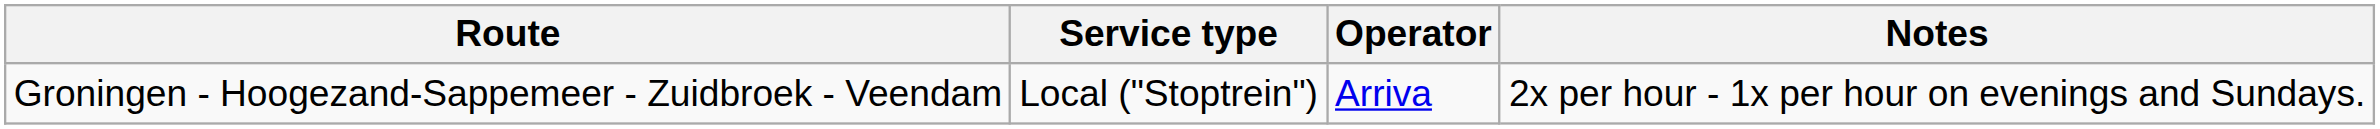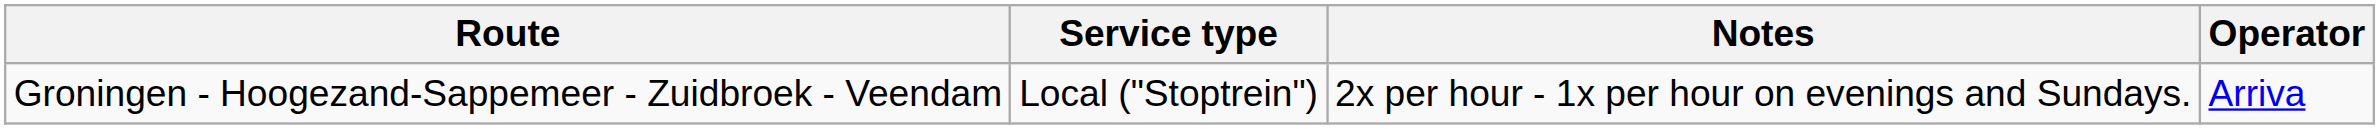columns swapped: (1413, 33) <-> (1937, 33)
